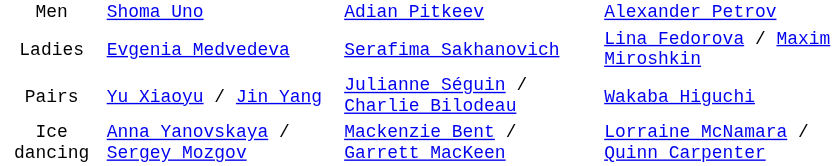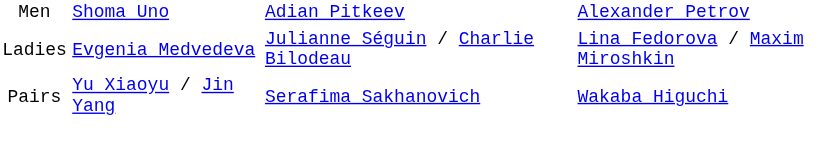(452, 49) Serafima Sakhanovich -> (400, 49) Julianne Séguin / Charlie Bilodeau
(436, 96) Julianne Séguin / Charlie Bilodeau -> (373, 96) Serafima Sakhanovich
- row: (52, 143)
